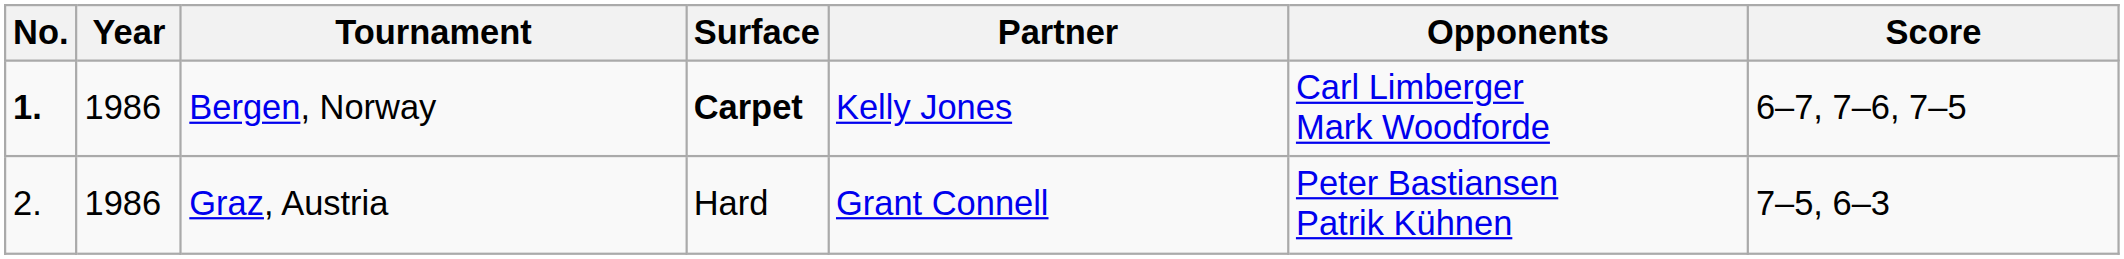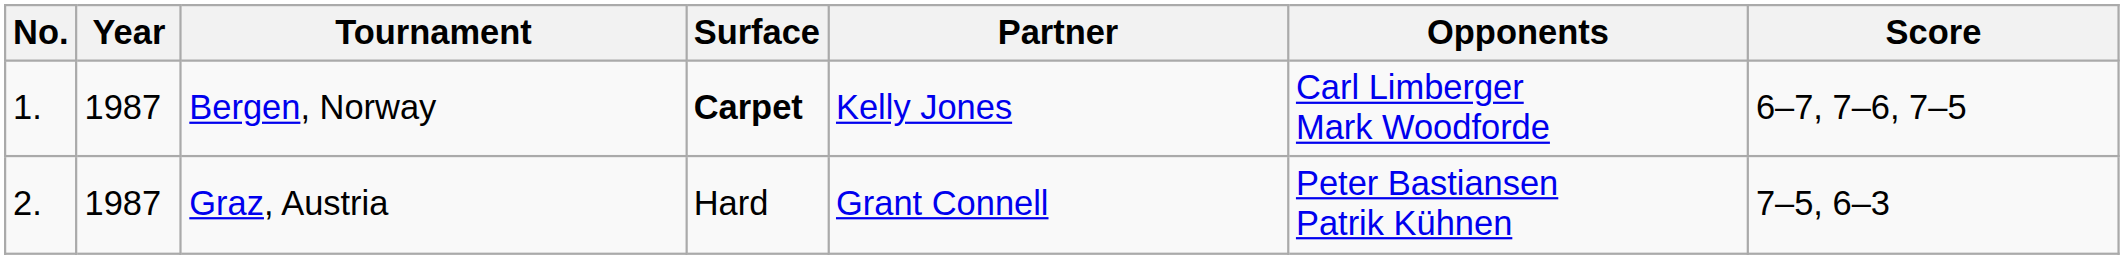(27, 107) bold -> (27, 107) normal
(123, 107) 1986 -> (123, 107) 1987
(123, 203) 1986 -> (123, 203) 1987
